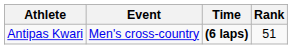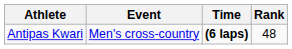(269, 34) 51 -> (269, 34) 48
